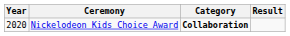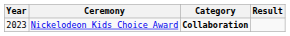(17, 25) 2020 -> (17, 25) 2023
